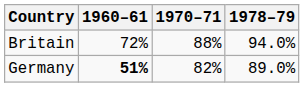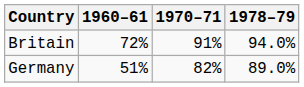(207, 43) 88% -> (207, 43) 91%
(134, 69) bold -> (134, 69) normal
